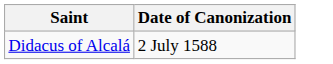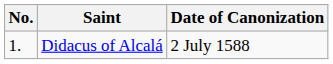+ column: (21, 17)
